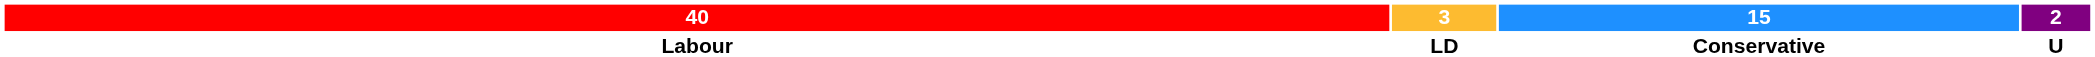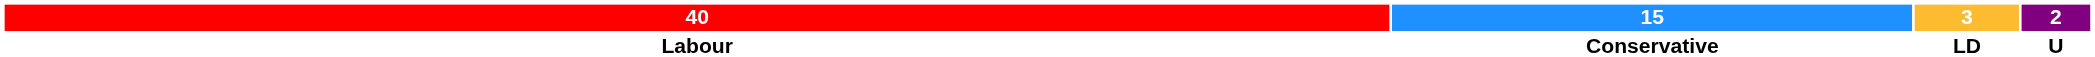columns swapped: (1759, 17) <-> (1444, 17)
